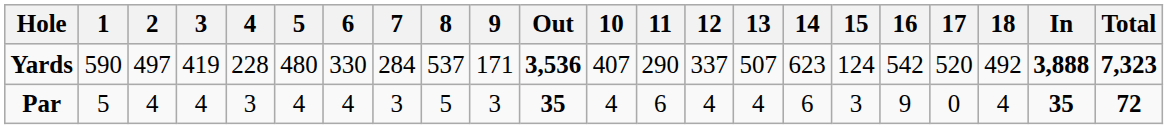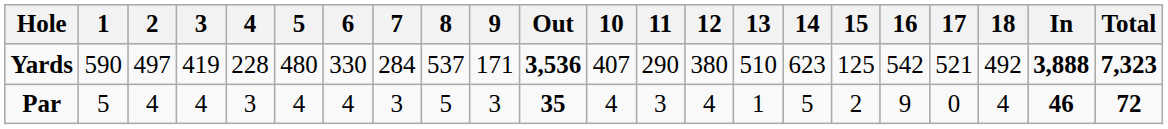(709, 63) 337 -> (709, 63) 380
(758, 63) 507 -> (758, 63) 510
(856, 63) 124 -> (856, 63) 125
(954, 63) 520 -> (954, 63) 521
(660, 103) 6 -> (660, 103) 3
(758, 103) 4 -> (758, 103) 1
(807, 103) 6 -> (807, 103) 5
(856, 103) 3 -> (856, 103) 2
(1061, 103) 35 -> (1061, 103) 46
